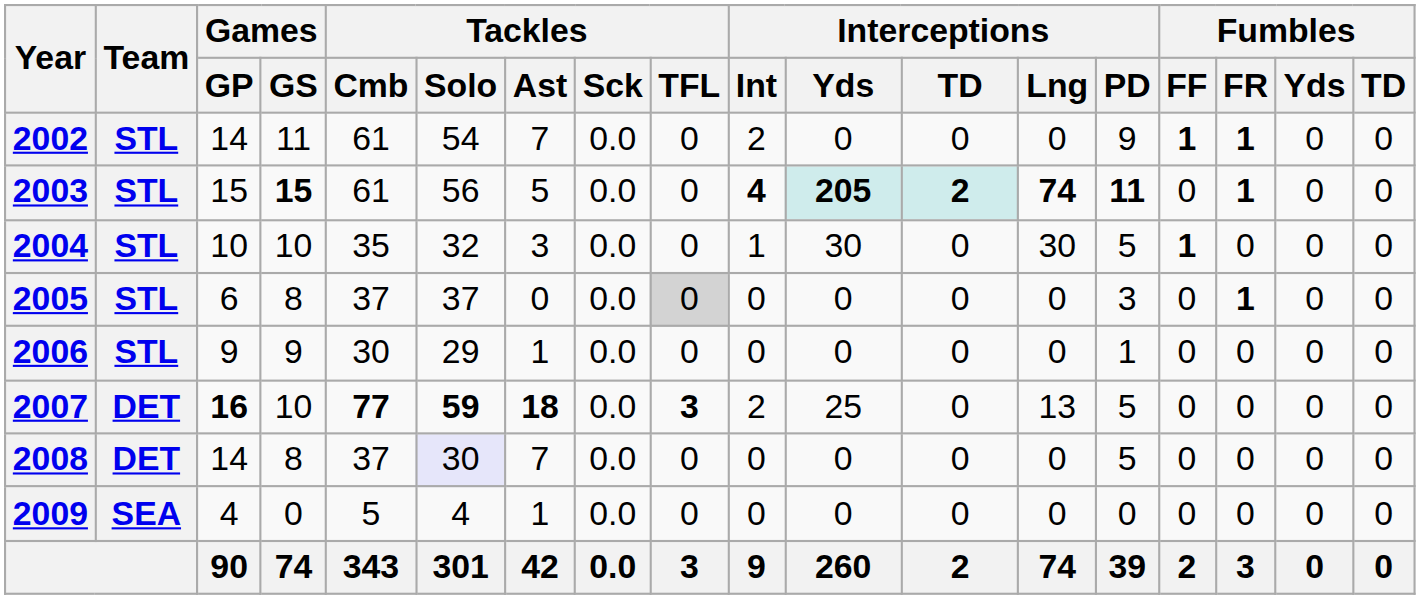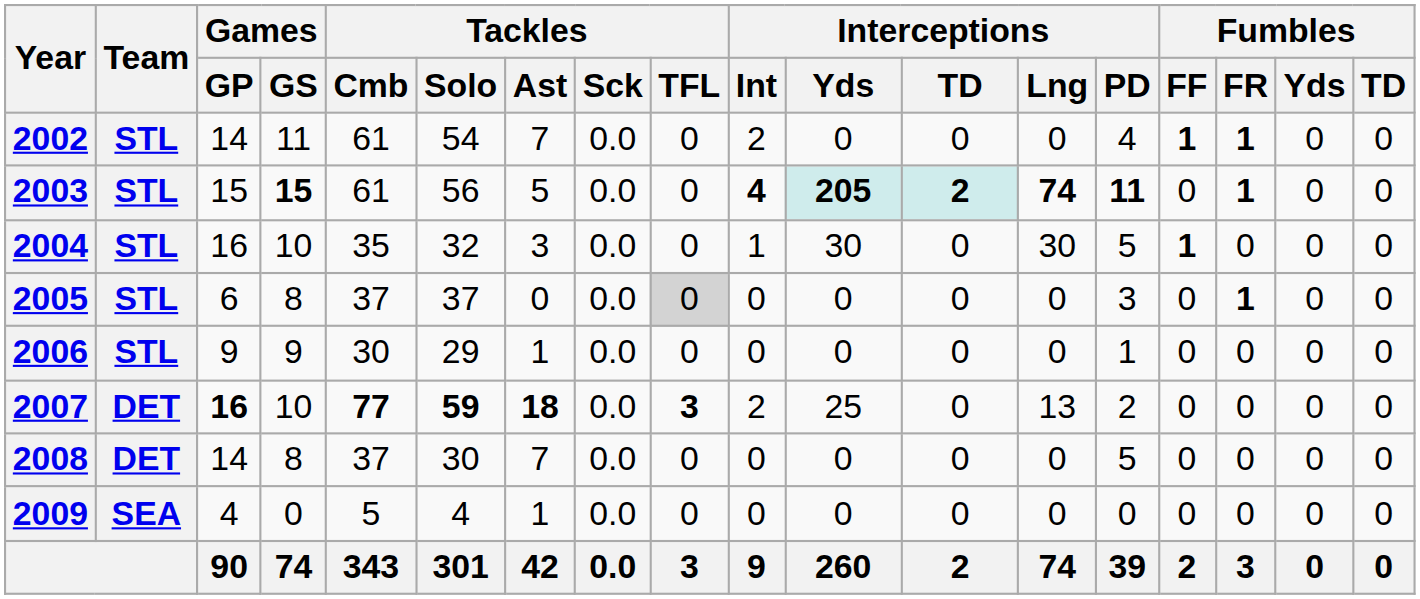(1127, 138) 9 -> (1127, 138) 4
(229, 245) 10 -> (229, 245) 16
(1127, 406) 5 -> (1127, 406) 2
(461, 459) lavender background -> (461, 459) no background
